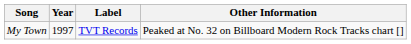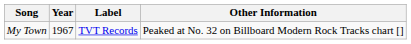(63, 30) 1997 -> (63, 30) 1967
